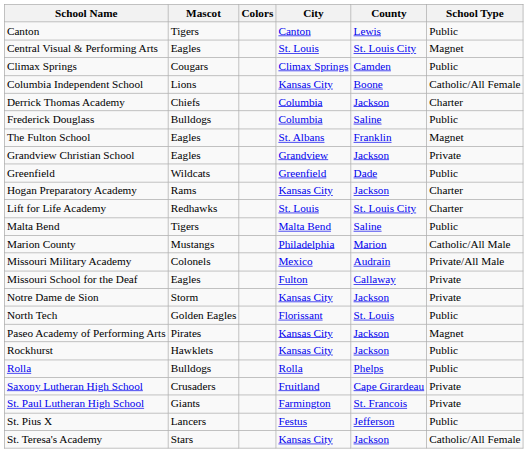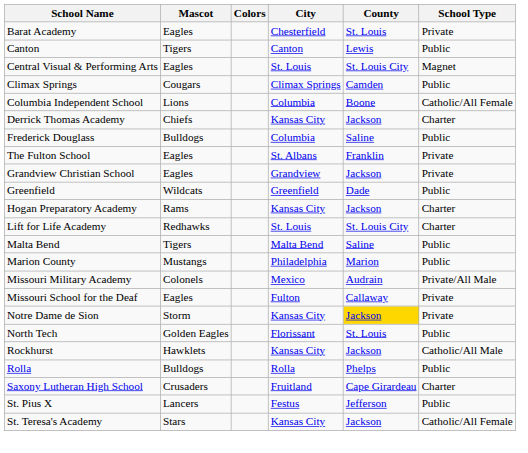+ row: (42, 31)
(306, 84) Kansas City -> (293, 102) Columbia
(300, 102) Columbia -> (298, 119) Kansas City
(446, 137) Magnet -> (437, 155) Private
(470, 244) Catholic/All Male -> (436, 262) Public
(371, 297) no background -> (364, 315) gold background
- row: (86, 333)
(444, 350) Public -> (462, 350) Catholic/All Male
(445, 386) Private -> (438, 386) Charter
- row: (76, 404)
